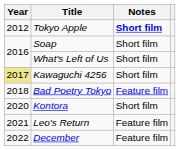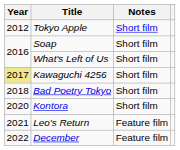(139, 28) bold -> (137, 28) normal
(142, 91) Feature film -> (137, 91) Short film
